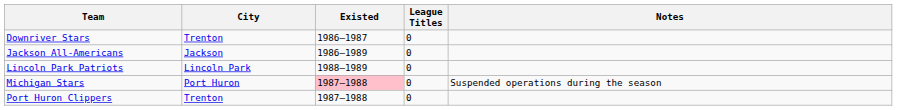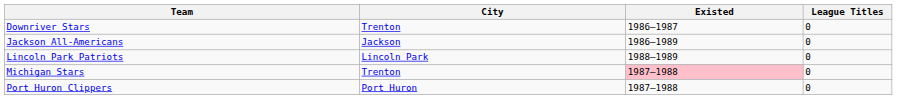- column: (670, 17)
(212, 83) Port Huron -> (381, 72) Trenton
(204, 98) Trenton -> (389, 87) Port Huron
